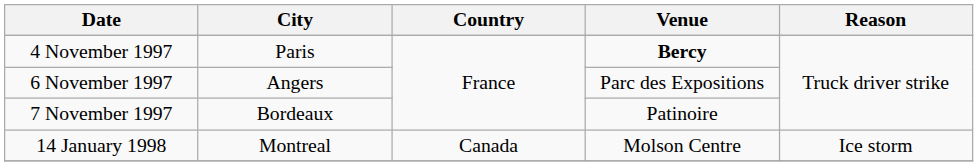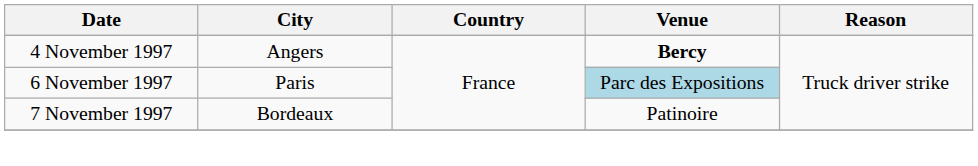(295, 51) Paris -> (295, 51) Angers
(295, 82) Angers -> (295, 82) Paris
(682, 82) no background -> (682, 82) lightblue background
- row: (101, 144)
